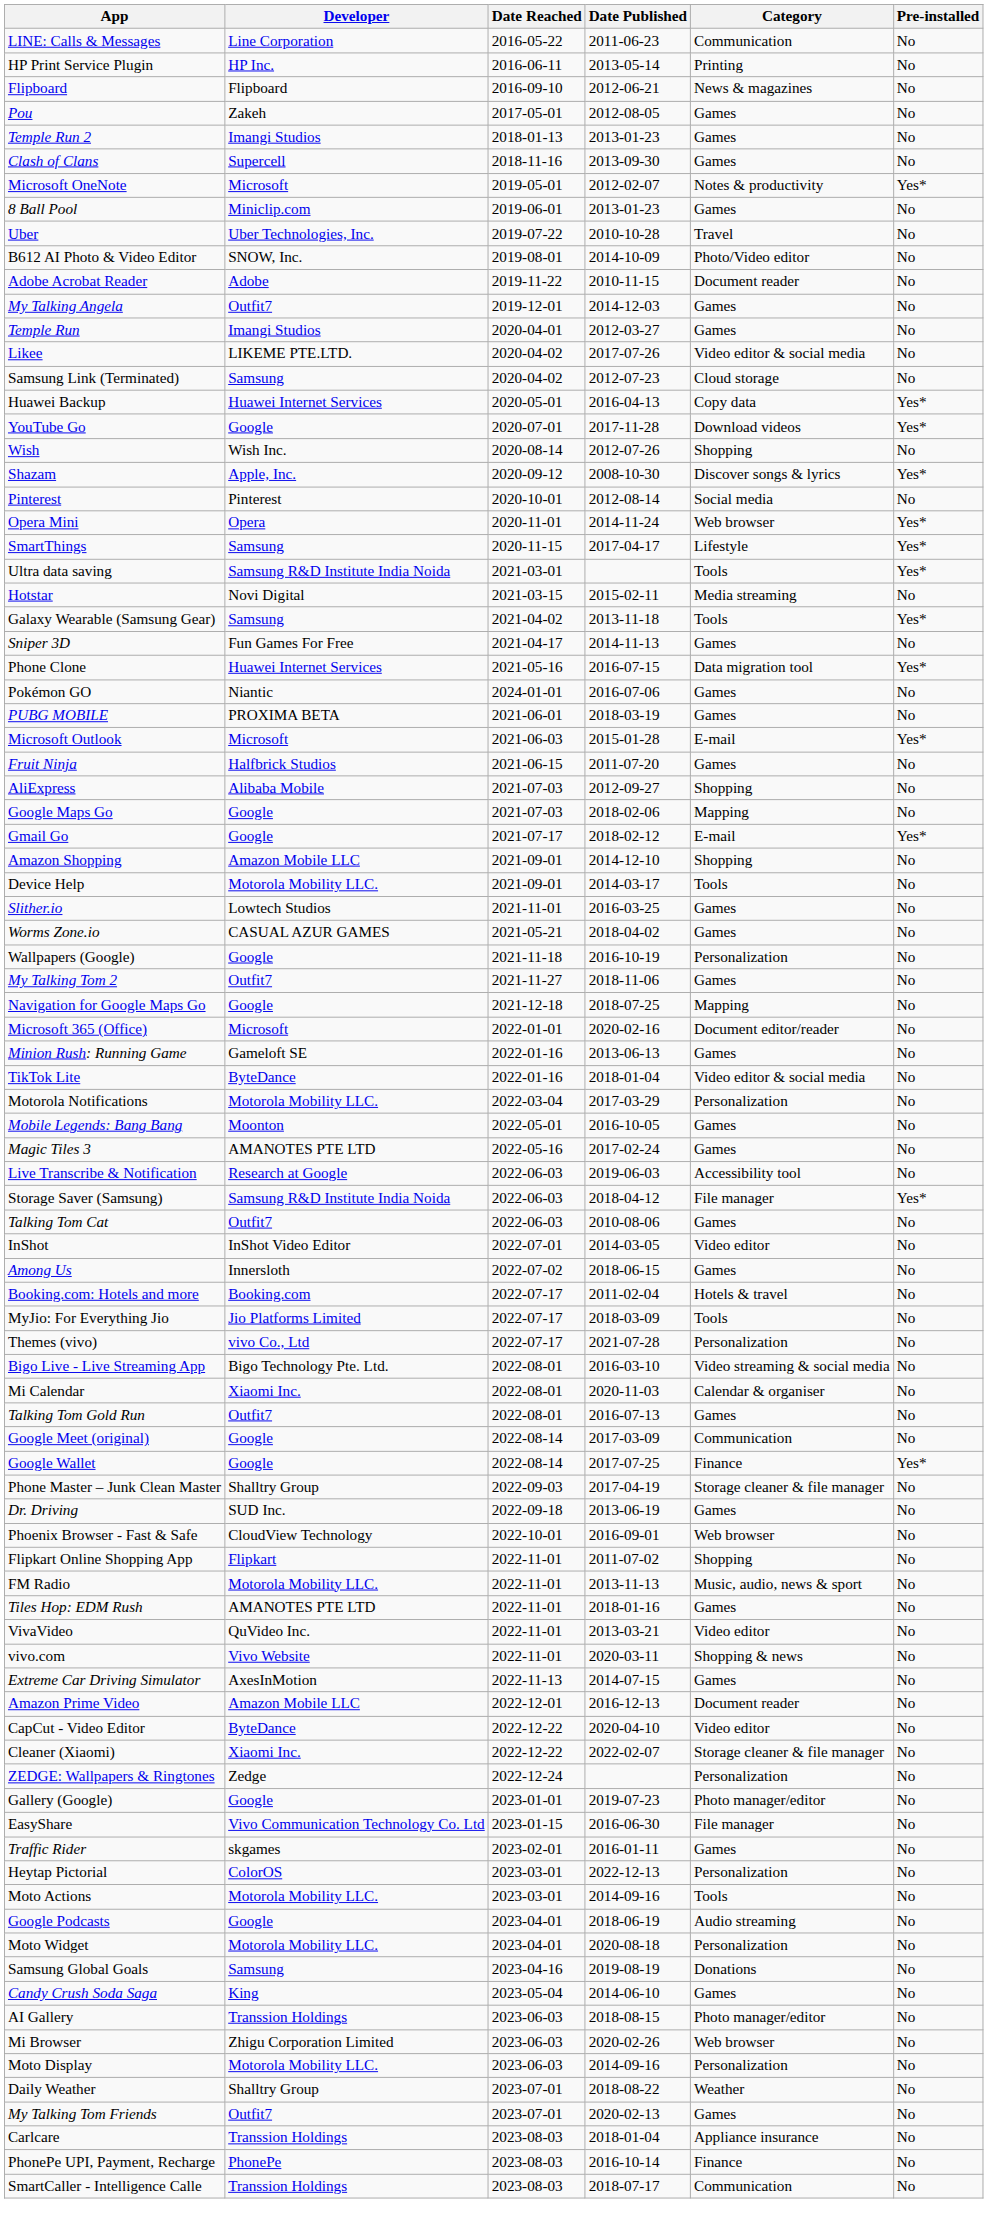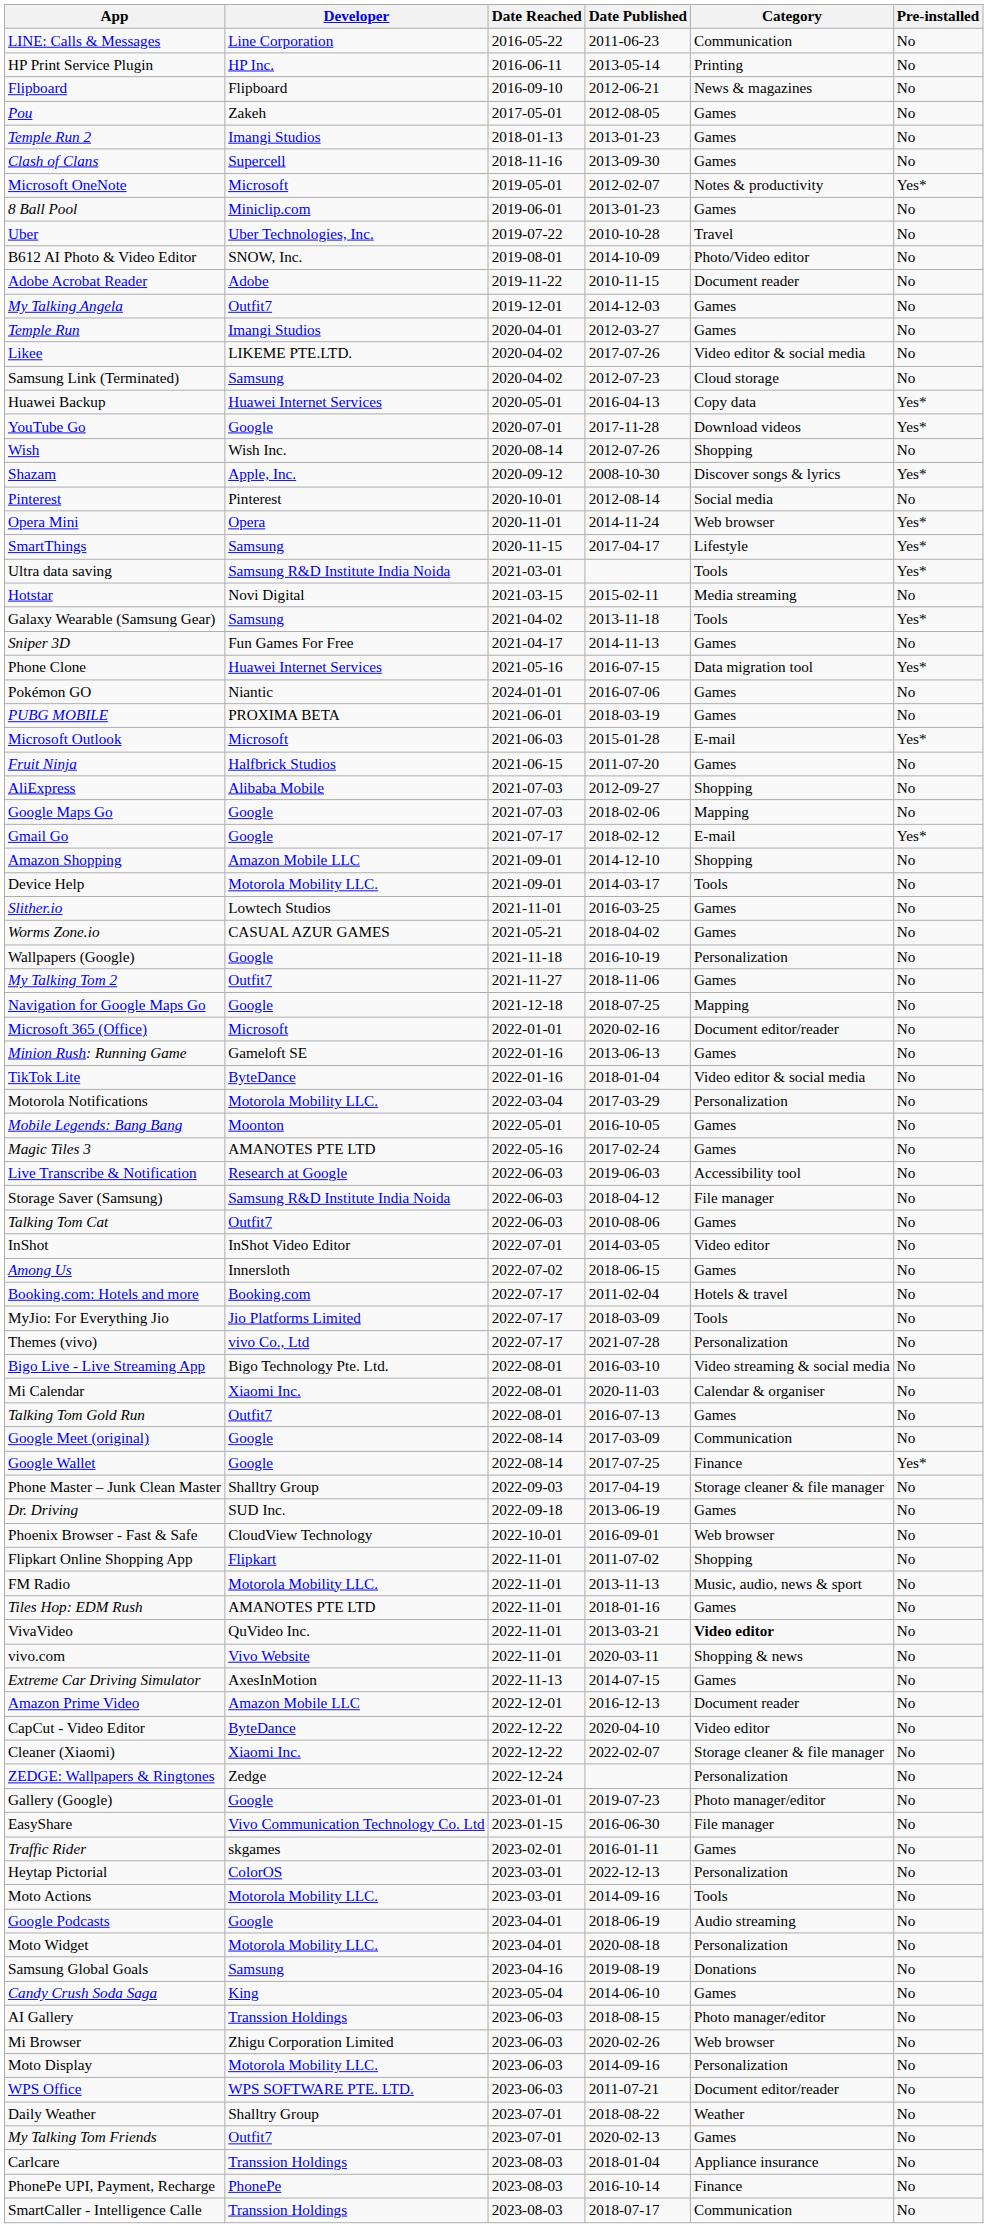(912, 1197) Yes* -> (906, 1197) No
(732, 1631) normal -> (734, 1631) bold
+ row: (45, 2089)
